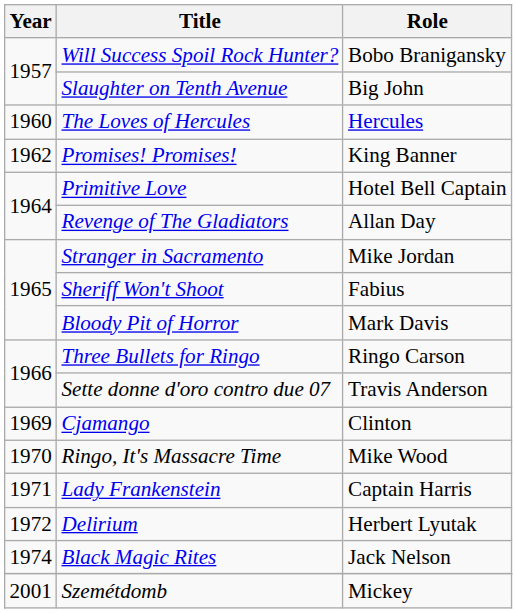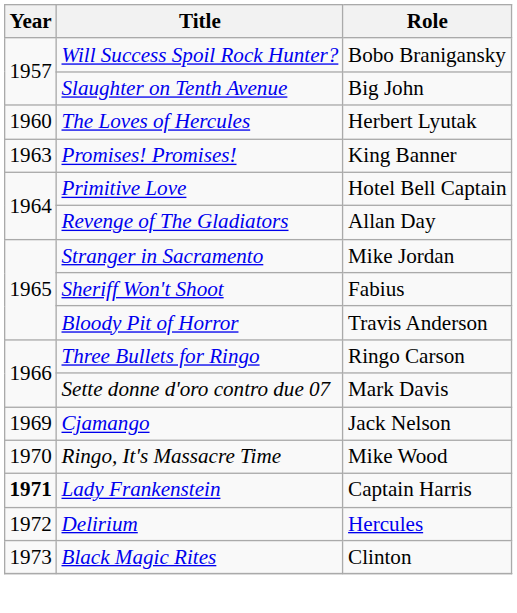(386, 121) Hercules -> (412, 121) Herbert Lyutak
(31, 155) 1962 -> (31, 155) 1963
(398, 322) Mark Davis -> (418, 322) Travis Anderson
(418, 389) Travis Anderson -> (398, 389) Mark Davis
(380, 423) Clinton -> (399, 423) Jack Nelson
(31, 490) normal -> (31, 490) bold
(412, 523) Herbert Lyutak -> (386, 523) Hercules
(31, 557) 1974 -> (31, 557) 1973
(399, 557) Jack Nelson -> (380, 557) Clinton
- row: (114, 590)
